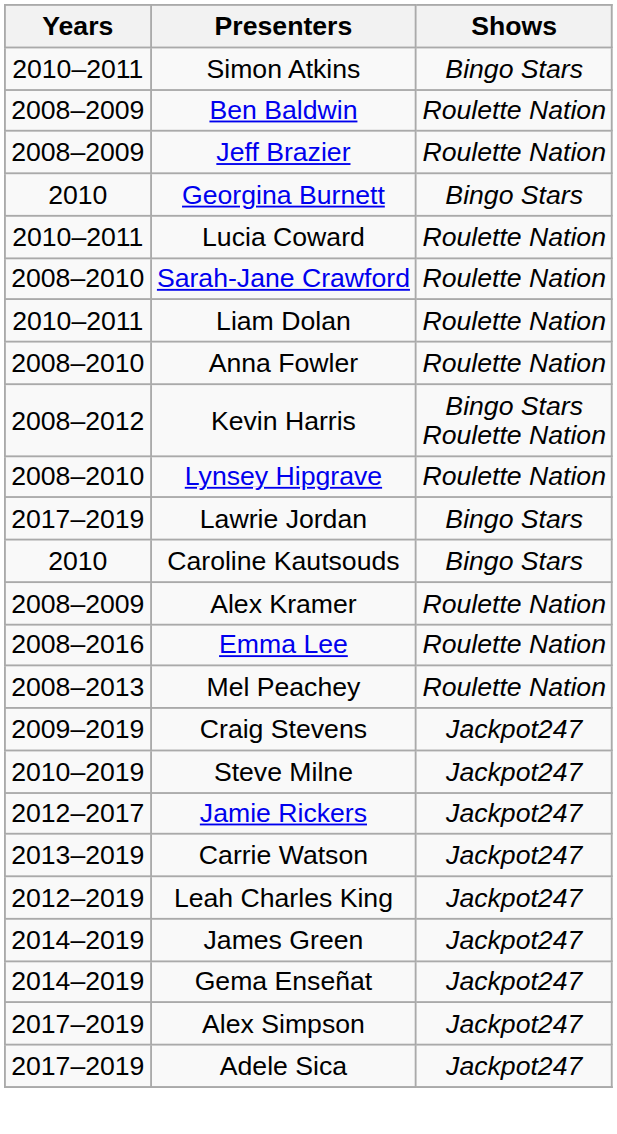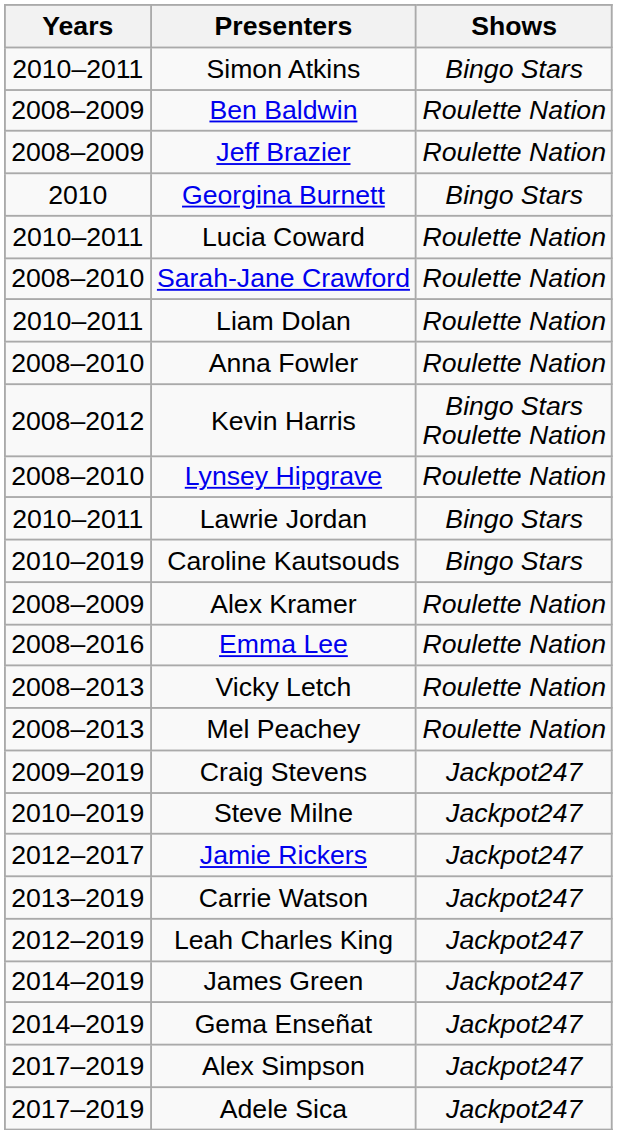(78, 519) 2017–2019 -> (78, 519) 2010–2011
(78, 561) 2010 -> (78, 561) 2010–2019
+ row: (283, 687)
